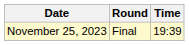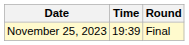columns swapped: (167, 13) <-> (130, 13)
